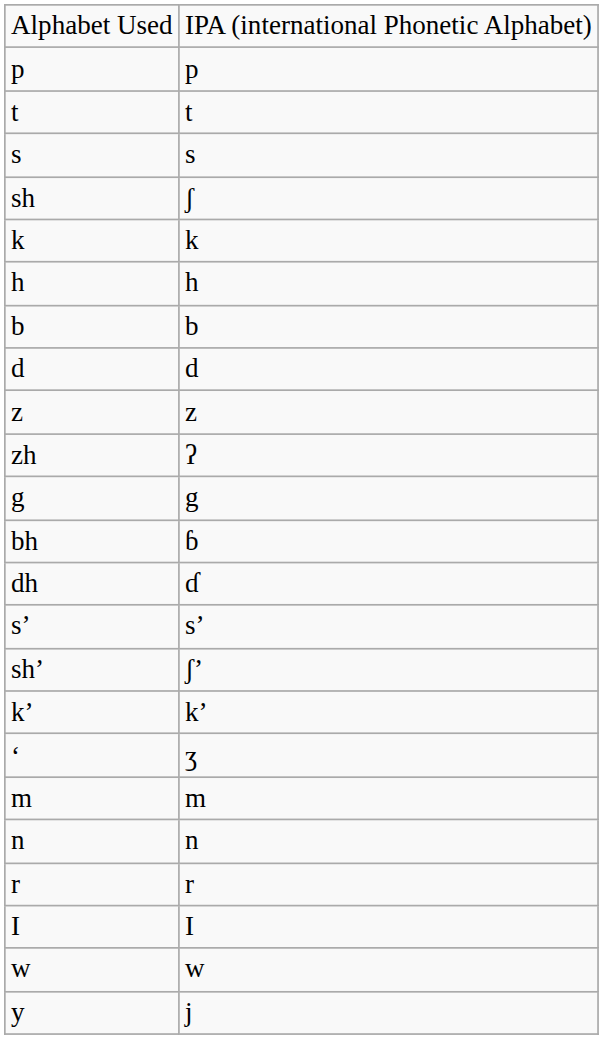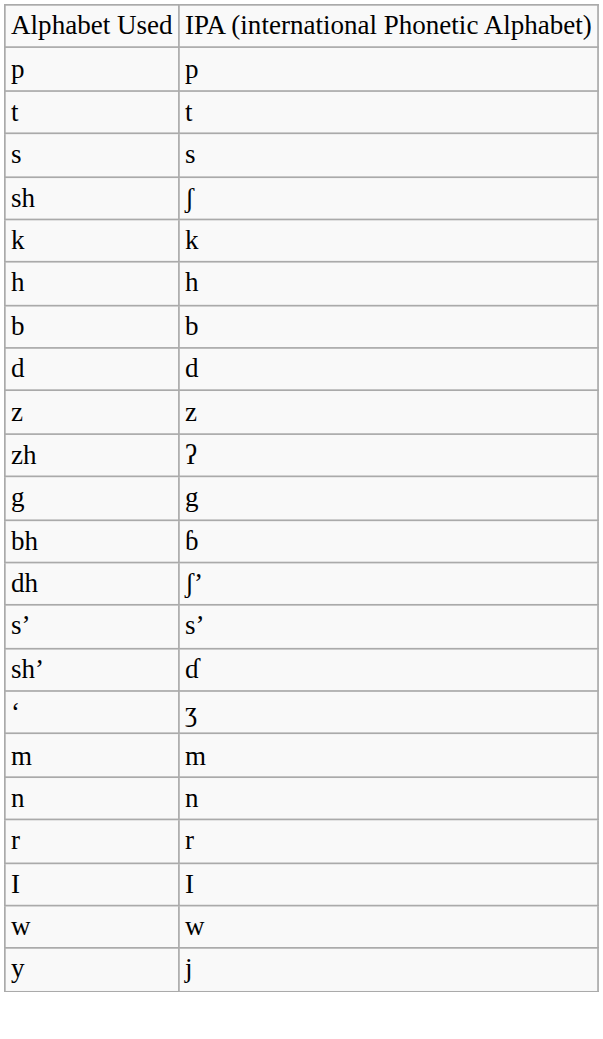(192, 583) ɗ -> (194, 583) ʃʼ
(194, 669) ʃʼ -> (192, 669) ɗ
- row: (22, 712)
